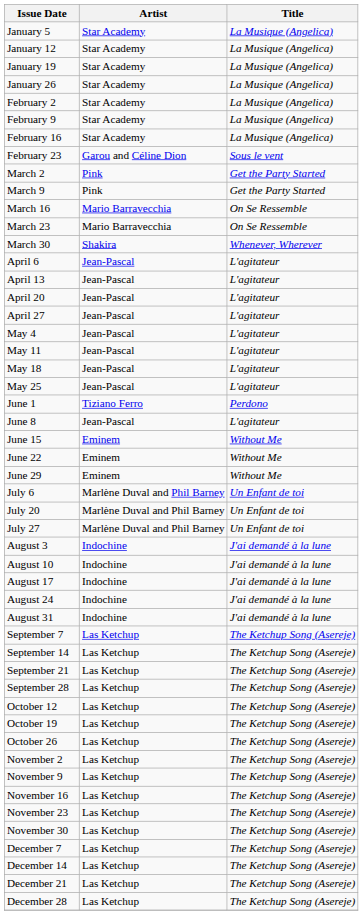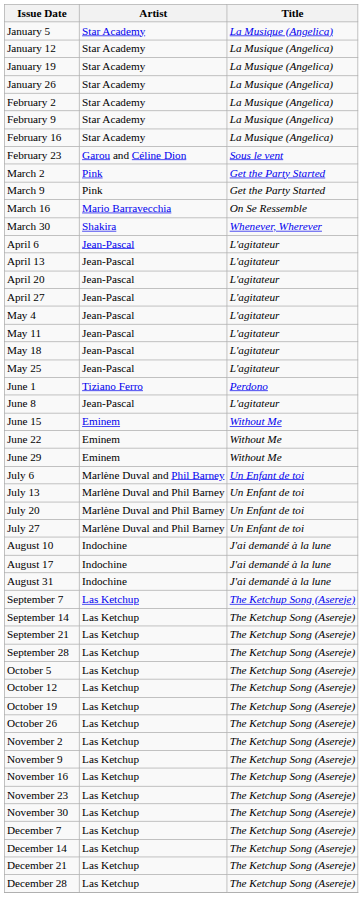- row: (29, 226)
+ row: (23, 492)
- row: (27, 546)
- row: (30, 599)
+ row: (29, 670)
